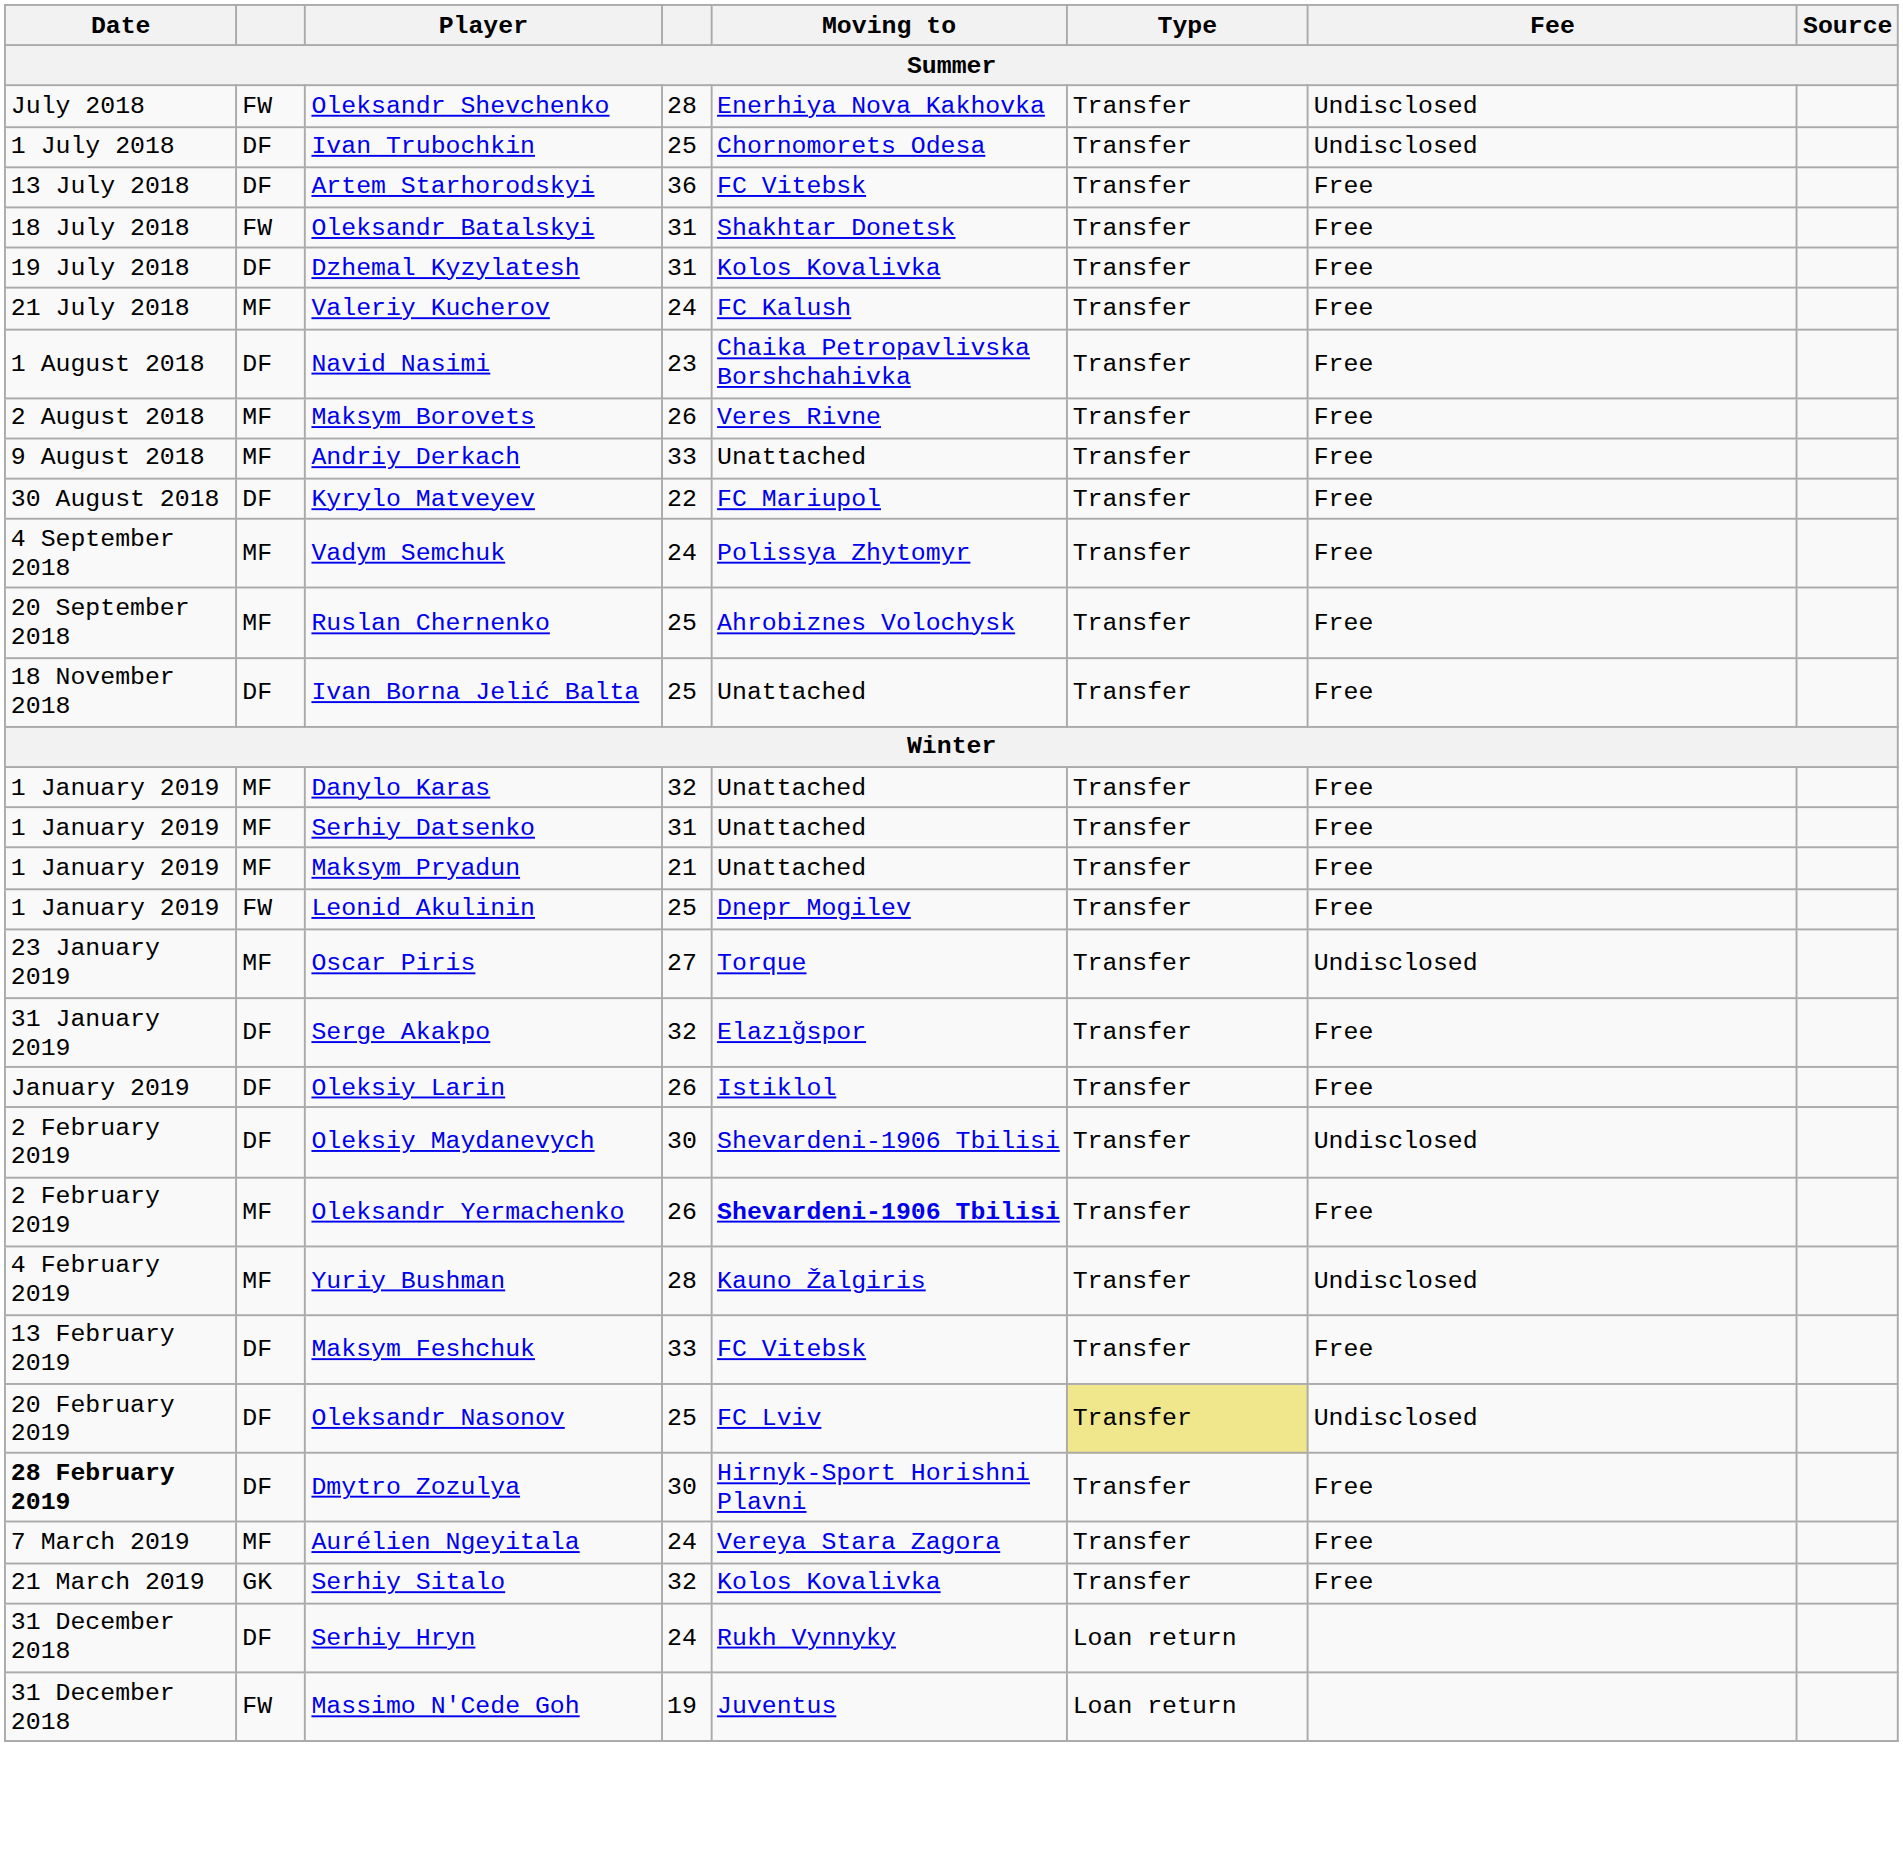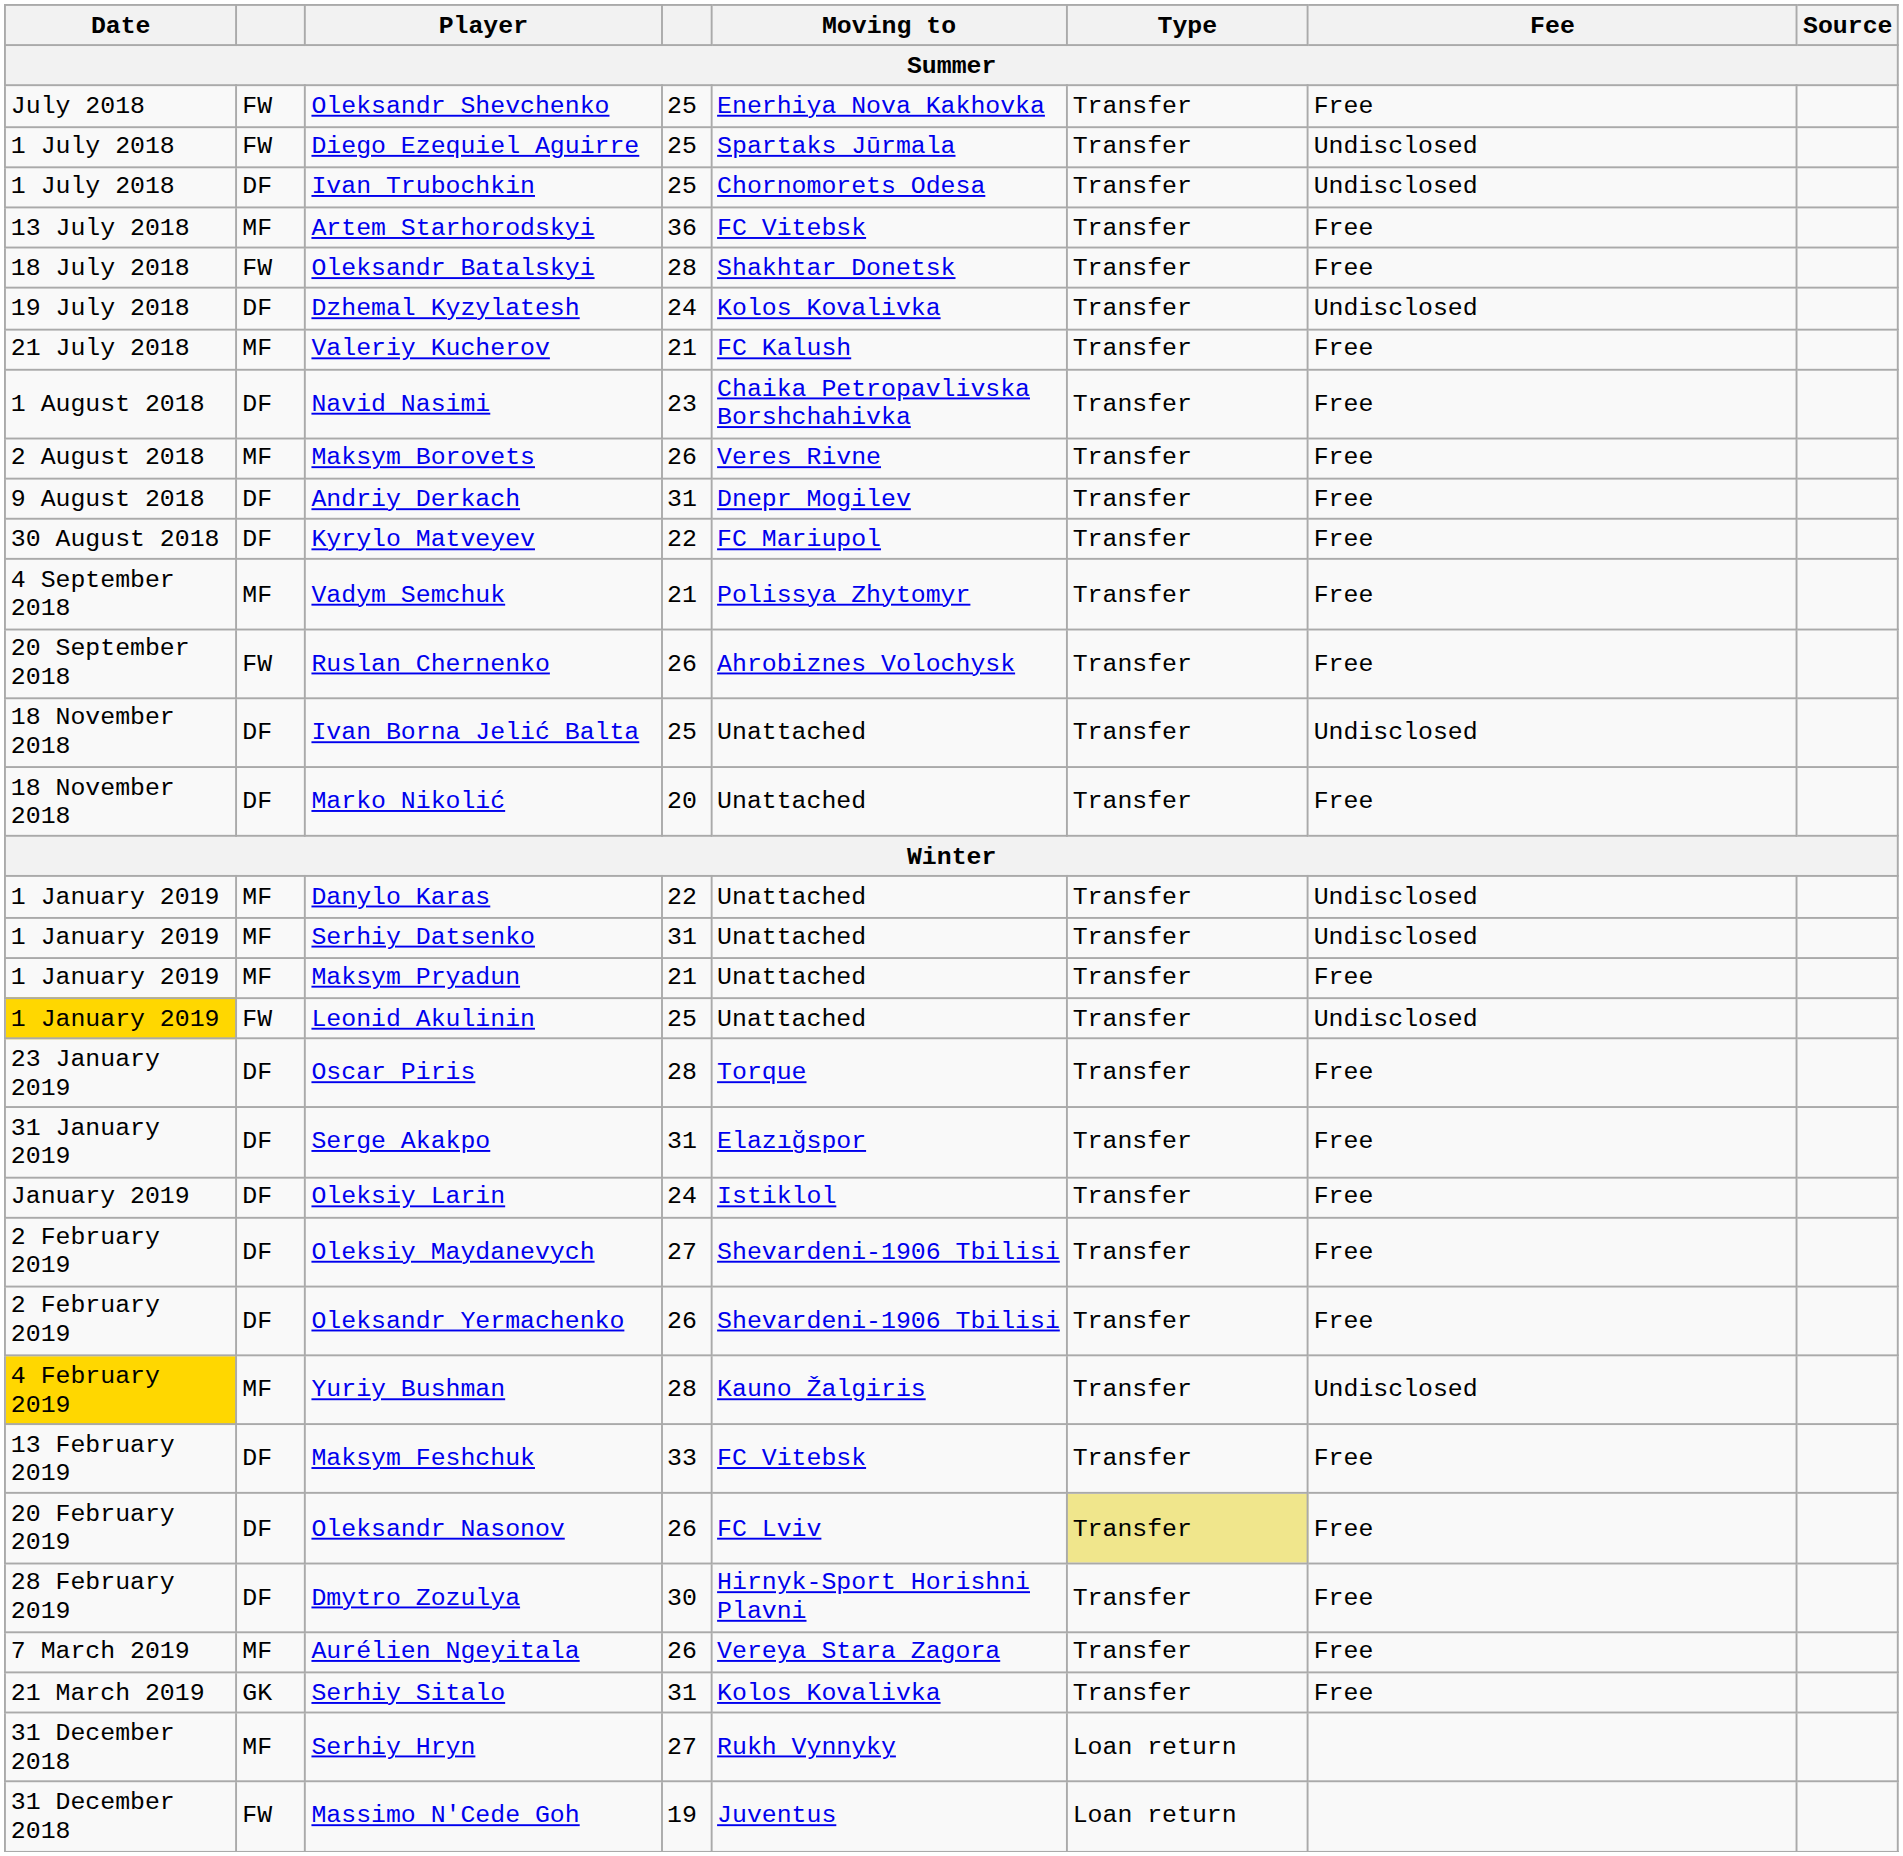(682, 106) 28 -> (682, 106) 25
(1396, 106) Undisclosed -> (1344, 106) Free
+ row: (475, 147)
(257, 187) DF -> (257, 228) MF
(682, 228) 31 -> (682, 268) 28
(682, 268) 31 -> (682, 308) 24
(1344, 268) Free -> (1396, 308) Undisclosed
(682, 308) 24 -> (682, 349) 21
(257, 459) MF -> (257, 499) DF
(682, 459) 33 -> (682, 499) 31
(792, 459) Unattached -> (814, 499) Dnepr Mogilev
(682, 554) 24 -> (682, 594) 21
(257, 623) MF -> (257, 663) FW
(682, 623) 25 -> (682, 663) 26
(1344, 692) Free -> (1396, 732) Undisclosed
+ row: (408, 802)
(682, 787) 32 -> (682, 897) 22
(1344, 787) Free -> (1396, 897) Undisclosed
(1344, 828) Free -> (1396, 937) Undisclosed
(115, 909) no background -> (115, 1018) gold background
(814, 909) Dnepr Mogilev -> (792, 1018) Unattached
(1344, 909) Free -> (1396, 1018) Undisclosed
(257, 963) MF -> (257, 1073) DF
(682, 963) 27 -> (682, 1073) 28
(1396, 963) Undisclosed -> (1344, 1073) Free
(682, 1033) 32 -> (682, 1142) 31
(682, 1087) 26 -> (682, 1197) 24
(682, 1142) 30 -> (682, 1252) 27
(1396, 1142) Undisclosed -> (1344, 1252) Free
(257, 1211) MF -> (257, 1321) DF
(888, 1211) bold -> (888, 1321) normal
(85, 1280) no background -> (85, 1390) gold background
(682, 1419) 25 -> (682, 1528) 26
(1396, 1419) Undisclosed -> (1344, 1528) Free
(93, 1488) bold -> (93, 1597) normal
(682, 1543) 24 -> (682, 1652) 26
(682, 1583) 32 -> (682, 1693) 31
(257, 1638) DF -> (257, 1747) MF
(682, 1638) 24 -> (682, 1747) 27
